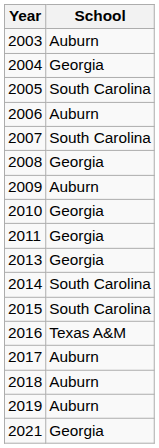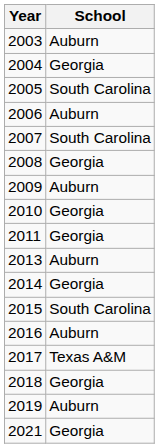(77, 260) Georgia -> (74, 260) Auburn
(100, 284) South Carolina -> (77, 284) Georgia
(88, 333) Texas A&M -> (74, 333) Auburn
(74, 357) Auburn -> (88, 357) Texas A&M
(74, 382) Auburn -> (77, 382) Georgia
